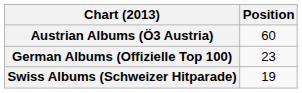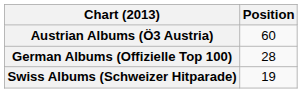(269, 56) 23 -> (269, 56) 28
